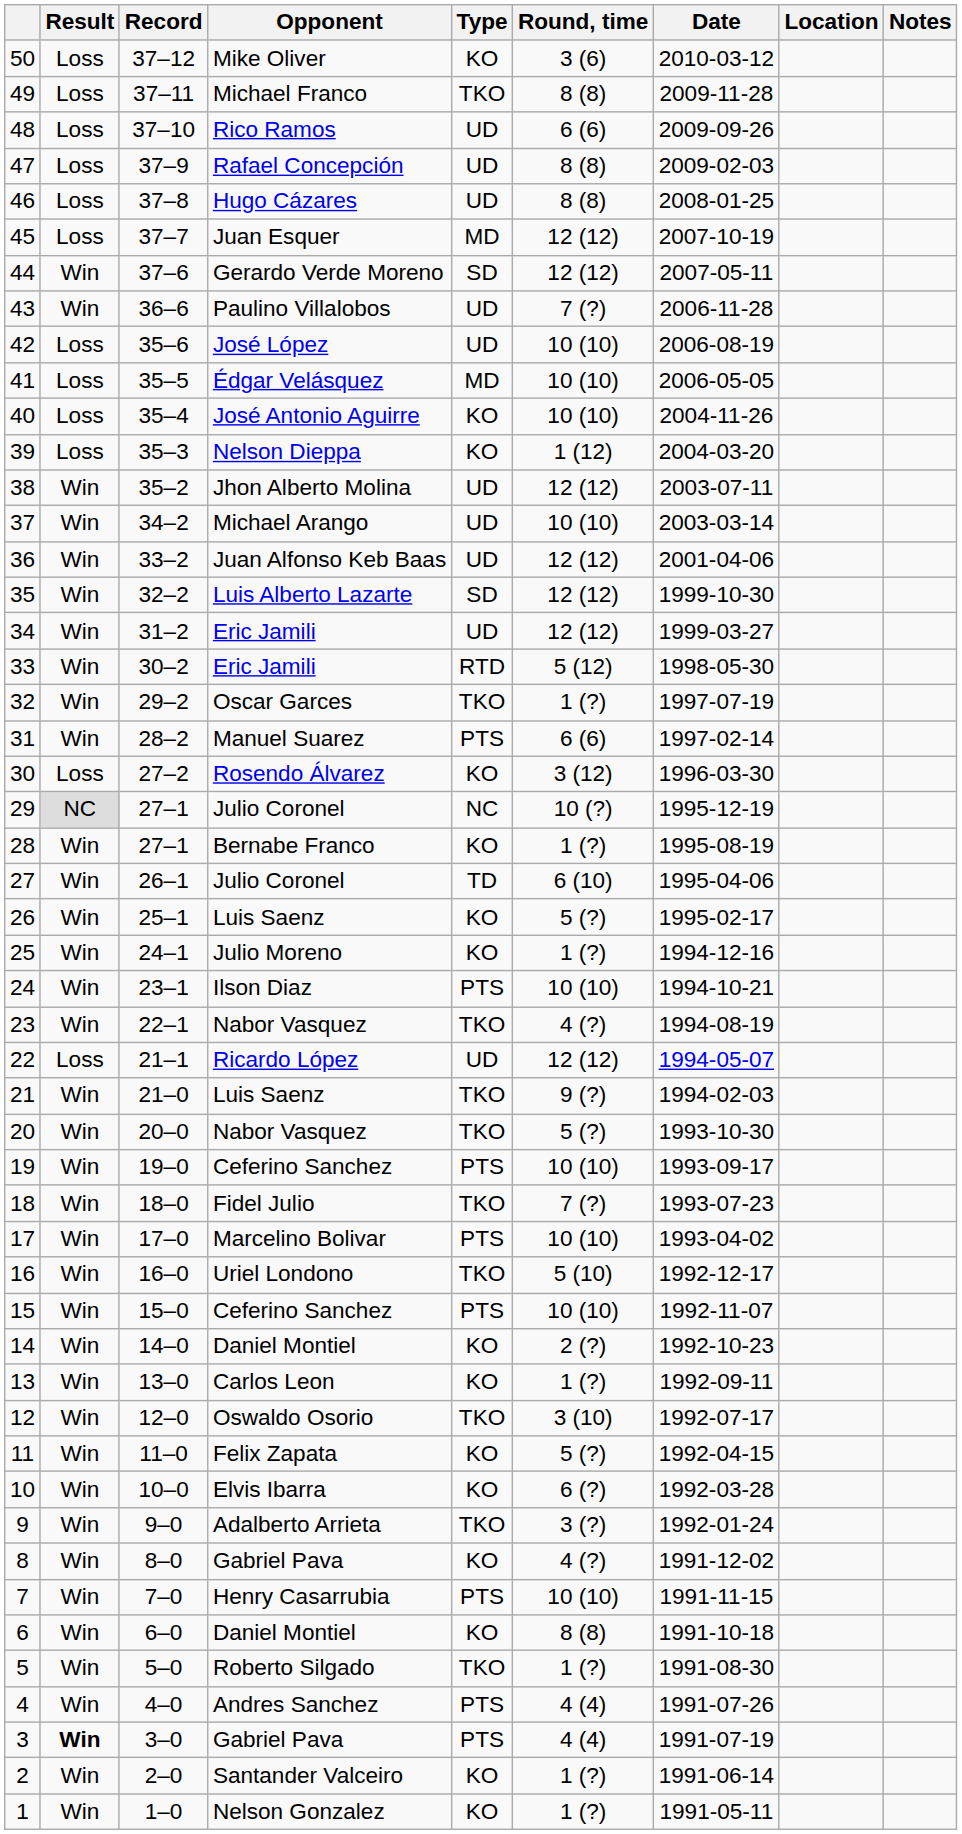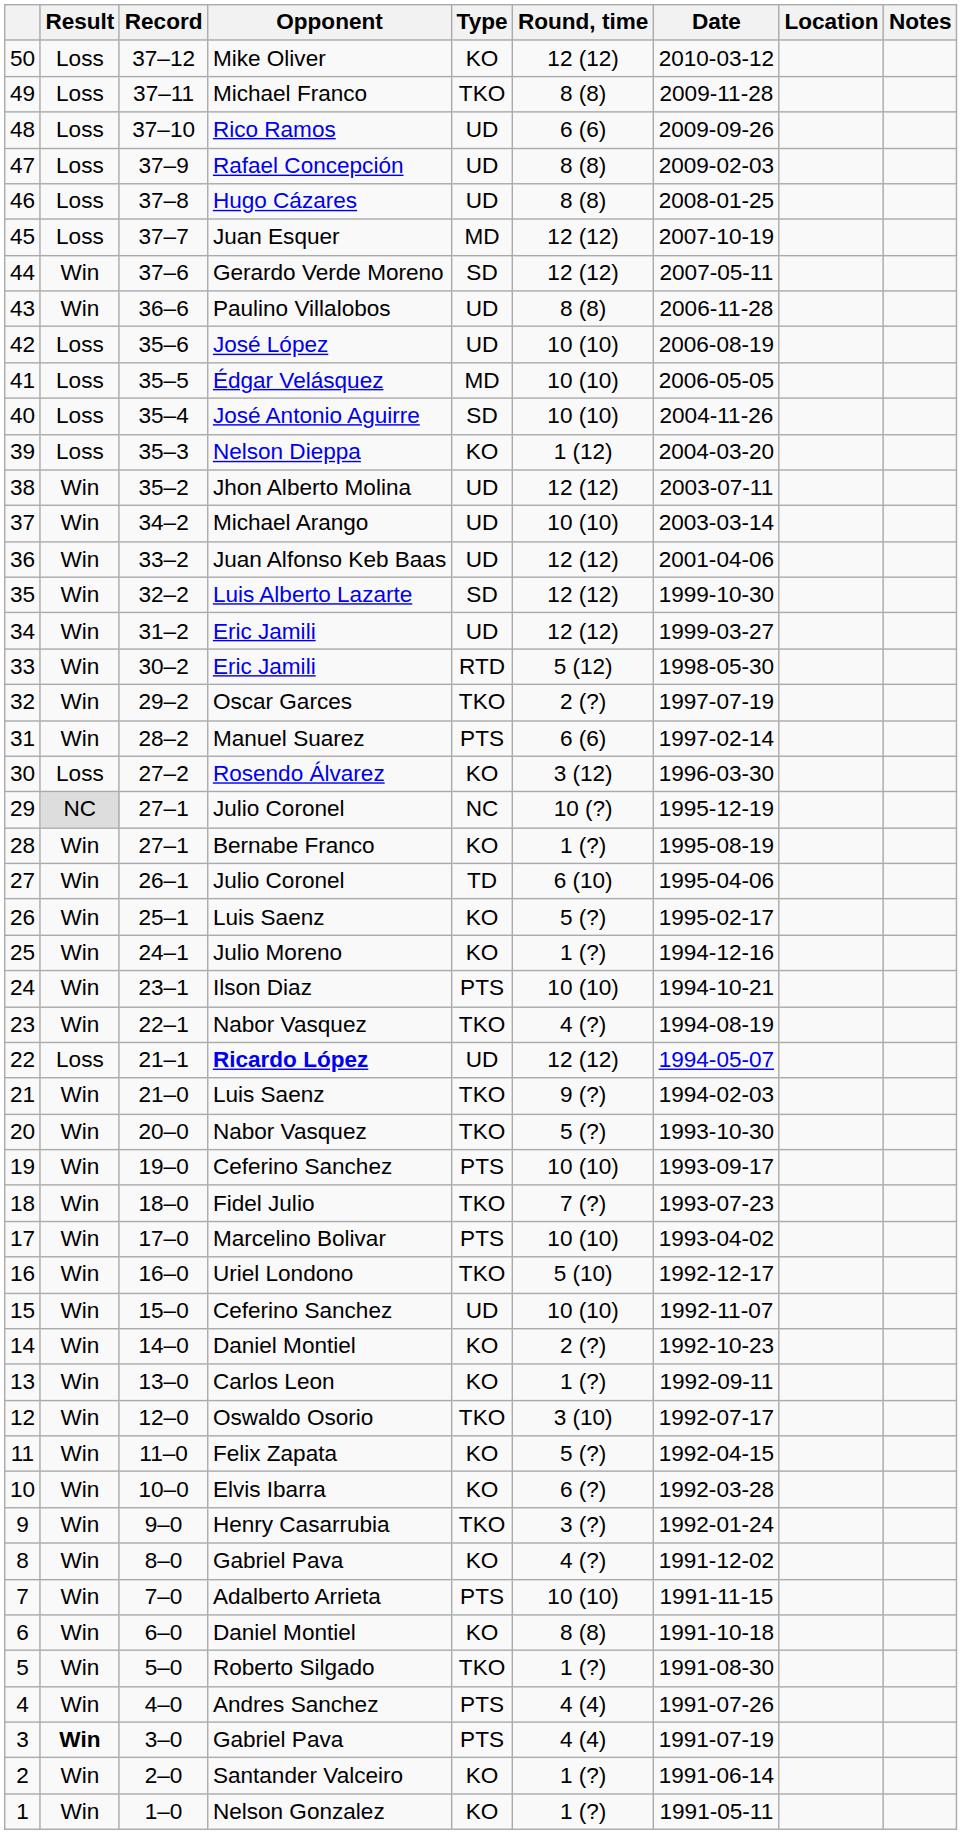(583, 58) 3 (6) -> (583, 58) 12 (12)
(583, 308) 7 (?) -> (583, 308) 8 (8)
(482, 415) KO -> (482, 415) SD
(583, 702) 1 (?) -> (583, 702) 2 (?)
(286, 1059) normal -> (291, 1059) bold
(482, 1310) PTS -> (482, 1310) UD
(297, 1525) Adalberto Arrieta -> (301, 1525) Henry Casarrubia
(301, 1596) Henry Casarrubia -> (297, 1596) Adalberto Arrieta
